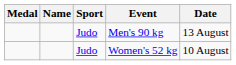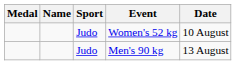rows swapped: (136, 32) <-> (143, 51)
